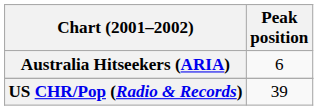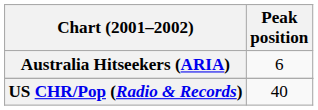(279, 91) 39 -> (279, 91) 40
